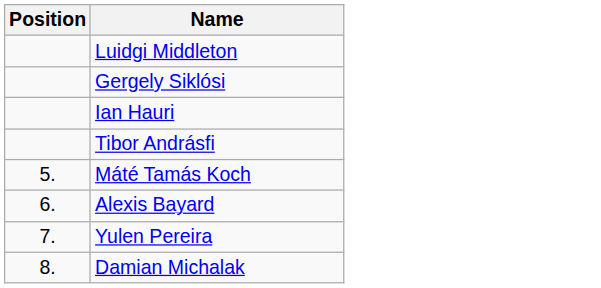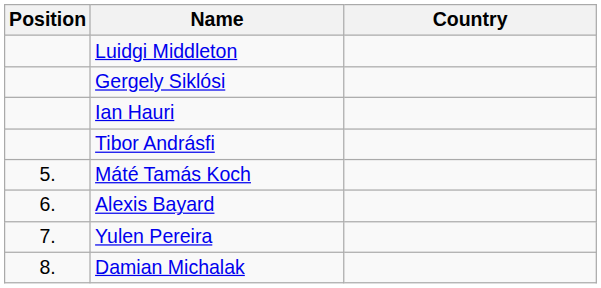+ column: (470, 19)
